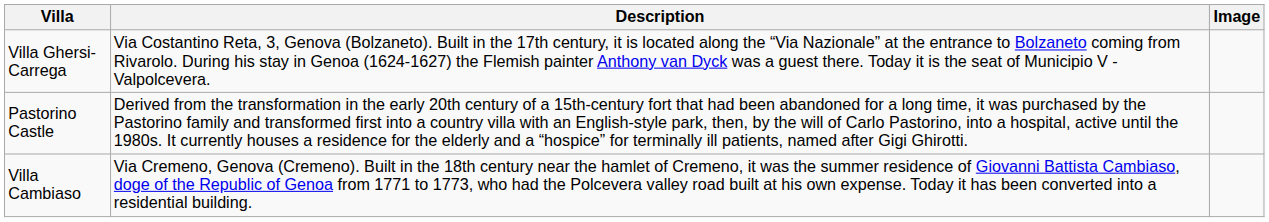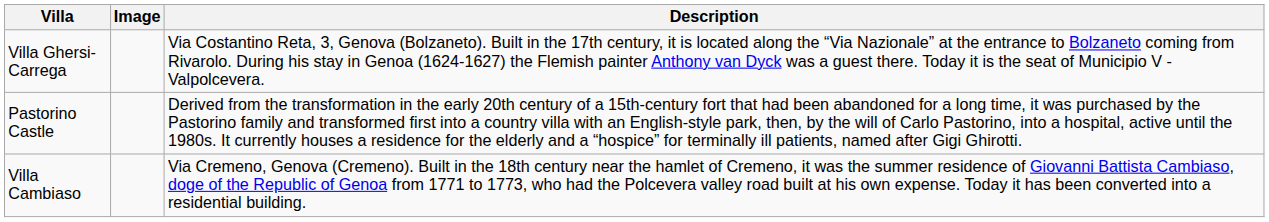columns swapped: (1237, 17) <-> (660, 17)
